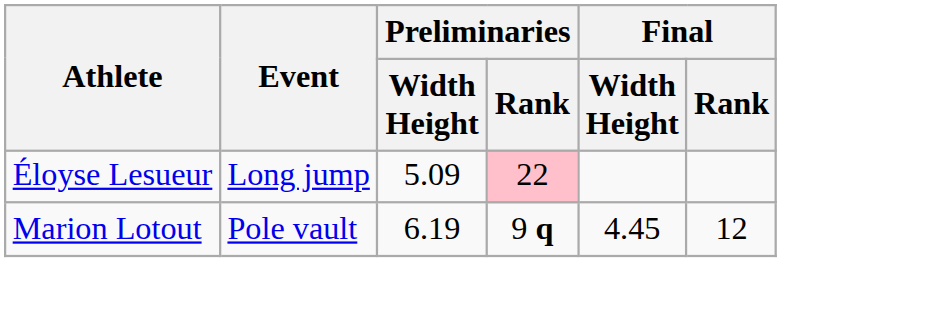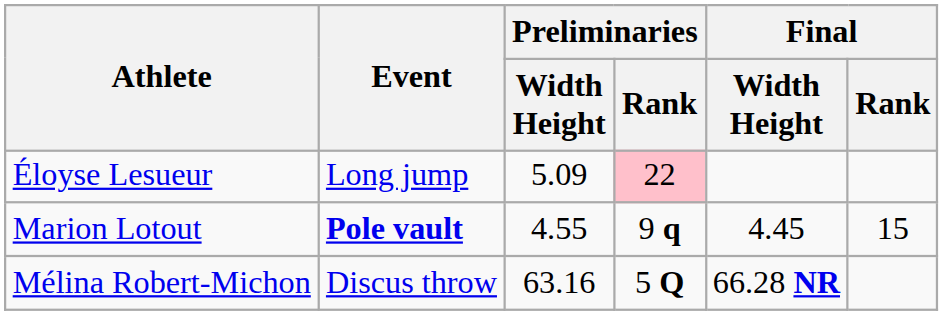(292, 229) normal -> (394, 229) bold
(432, 229) 6.19 -> (559, 229) 4.55
(732, 229) 12 -> (893, 229) 15
+ row: (162, 282)
